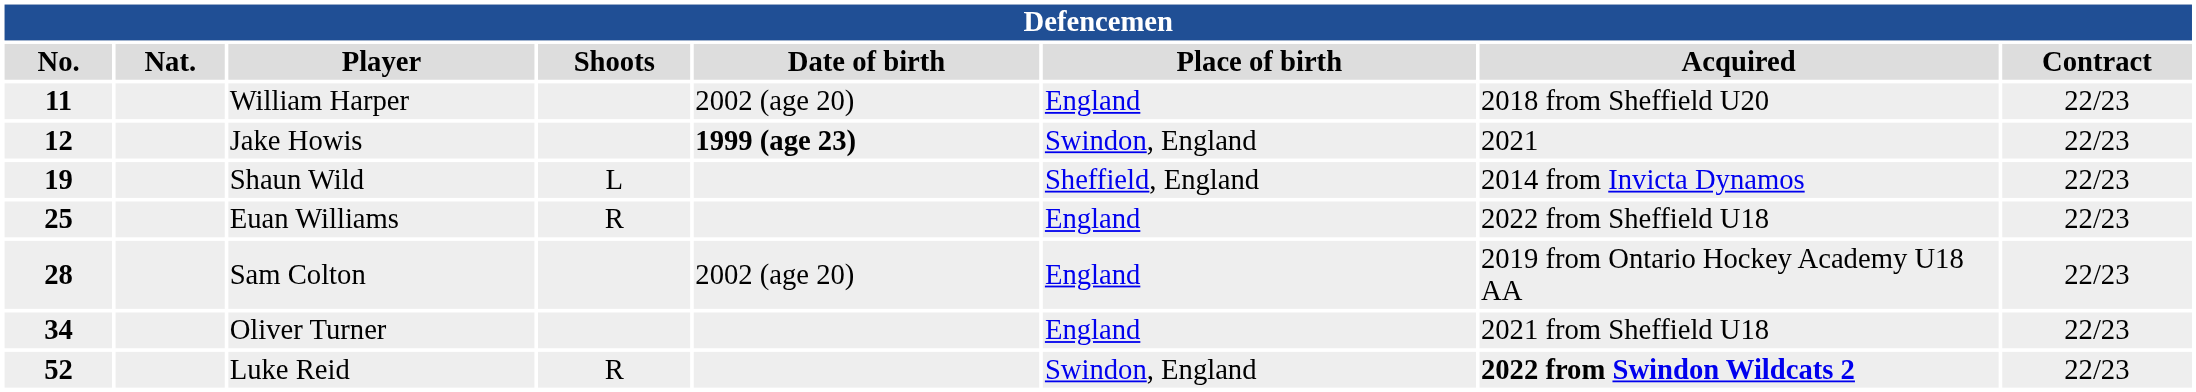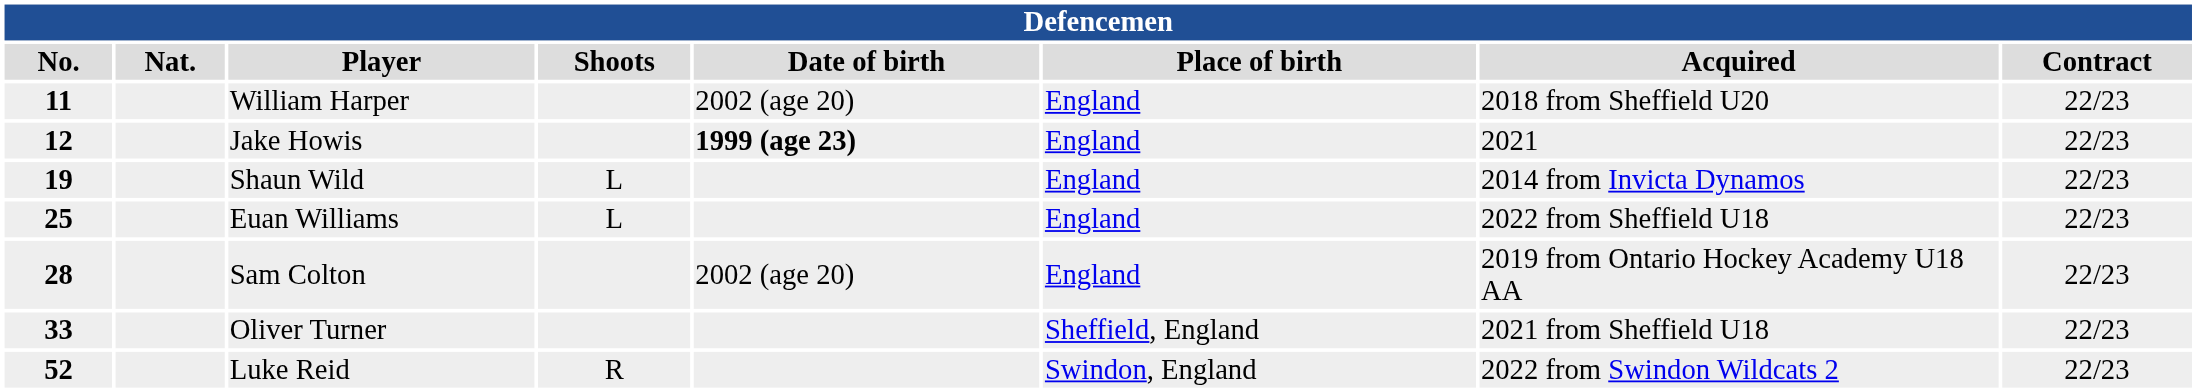(1151, 140) Swindon, England -> (1093, 140) England
(1152, 179) Sheffield, England -> (1093, 179) England
(614, 218) R -> (614, 218) L
(59, 329) 34 -> (59, 329) 33
(1093, 329) England -> (1152, 329) Sheffield, England
(1668, 369) bold -> (1660, 369) normal
